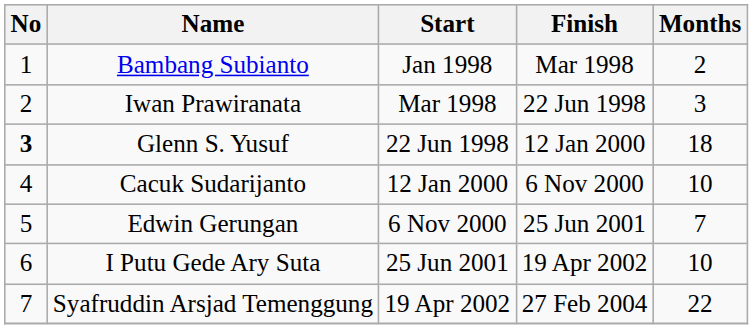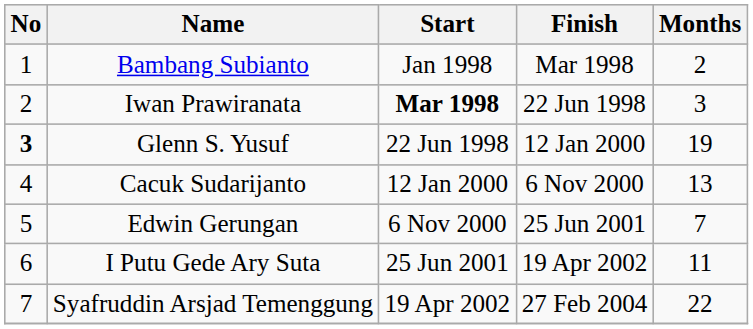(447, 104) normal -> (447, 104) bold
(700, 143) 18 -> (700, 143) 19
(700, 183) 10 -> (700, 183) 13
(700, 263) 10 -> (700, 263) 11
